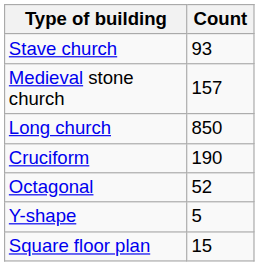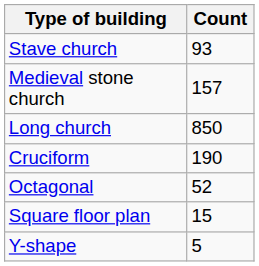rows swapped: (43, 216) <-> (80, 246)
